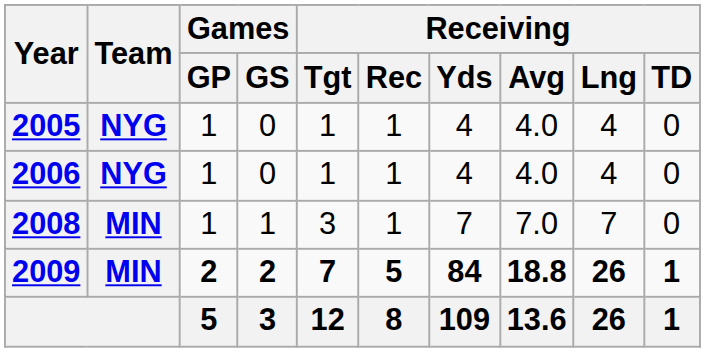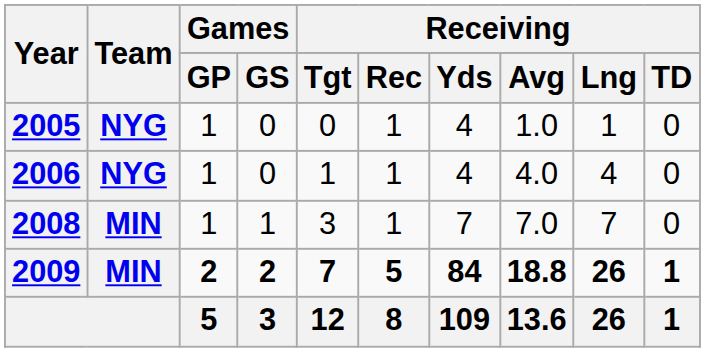(328, 126) 1 -> (328, 126) 0
(537, 126) 4.0 -> (537, 126) 1.0
(609, 126) 4 -> (609, 126) 1
